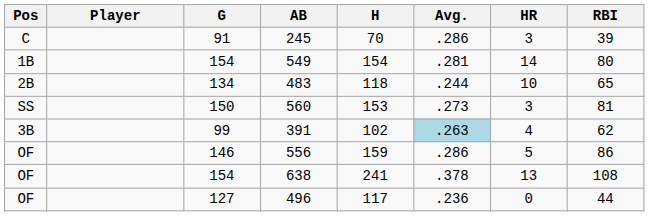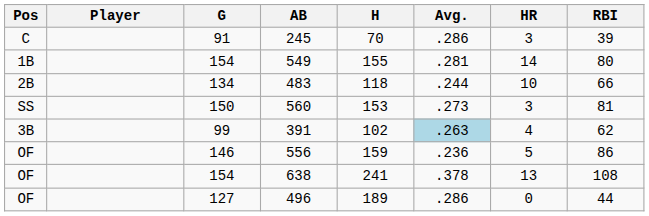(375, 62) 154 -> (375, 62) 155
(605, 85) 65 -> (605, 85) 66
(452, 153) .286 -> (452, 153) .236
(375, 199) 117 -> (375, 199) 189
(452, 199) .236 -> (452, 199) .286
